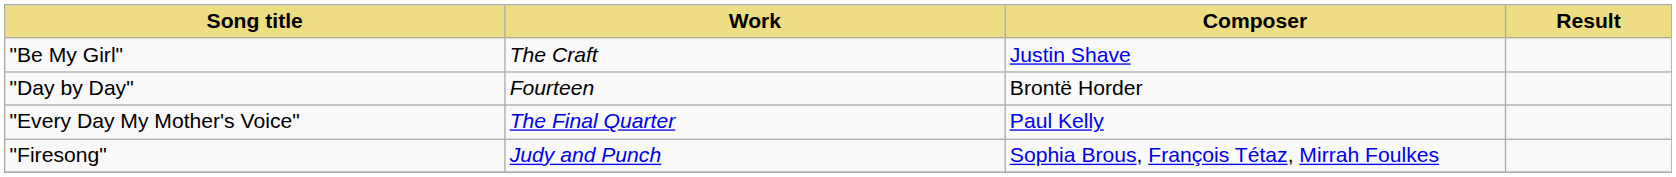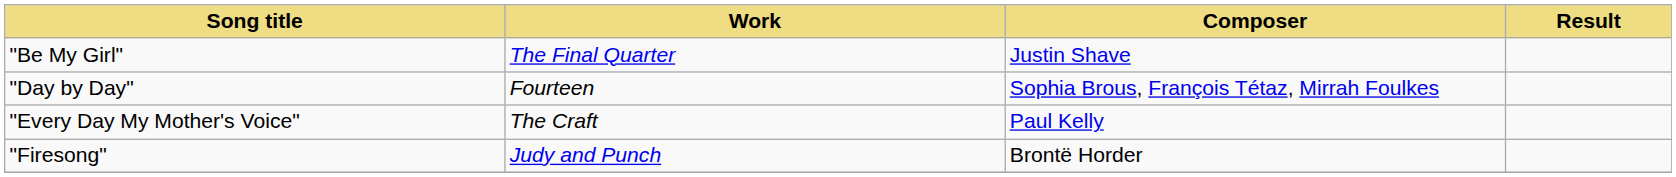(554, 54) The Craft -> (592, 54) The Final Quarter
(1076, 88) Brontë Horder -> (1224, 88) Sophia Brous, François Tétaz, Mirrah Foulkes
(592, 121) The Final Quarter -> (554, 121) The Craft
(1224, 155) Sophia Brous, François Tétaz, Mirrah Foulkes -> (1076, 155) Brontë Horder
